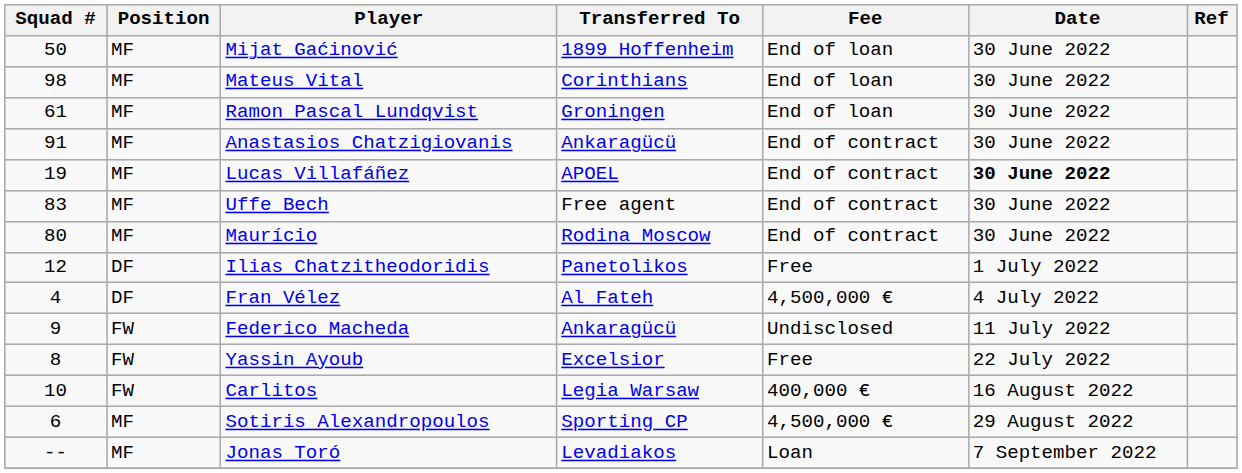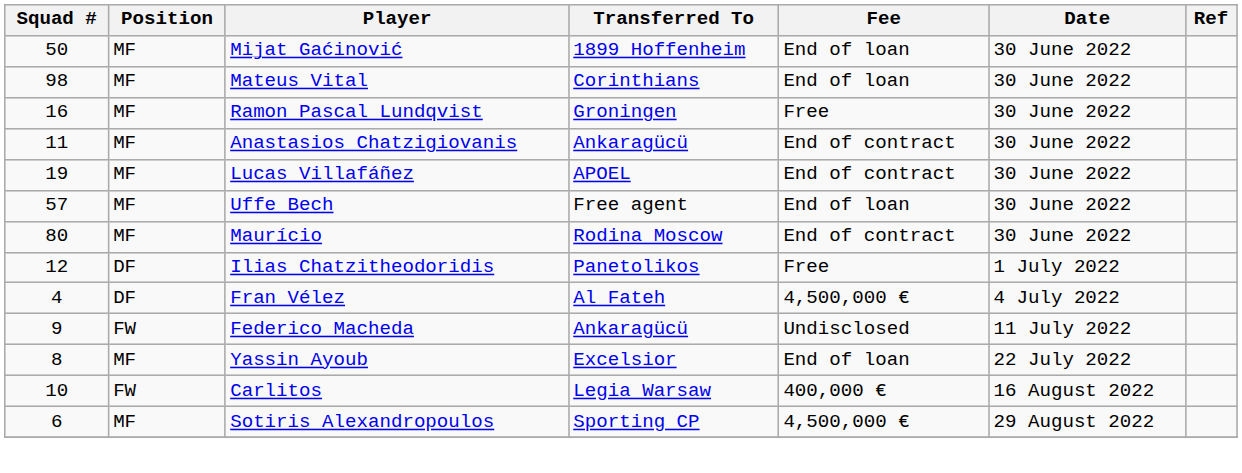(56, 113) 61 -> (57, 113) 16
(830, 113) End of loan -> (806, 113) Free
(56, 144) 91 -> (57, 144) 11
(1042, 175) bold -> (1062, 175) normal
(56, 206) 83 -> (57, 206) 57
(853, 206) End of contract -> (847, 206) End of loan
(122, 361) FW -> (125, 361) MF
(790, 361) Free -> (847, 361) End of loan
- row: (283, 453)
